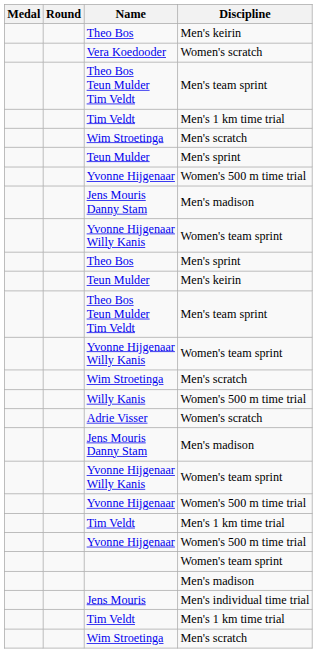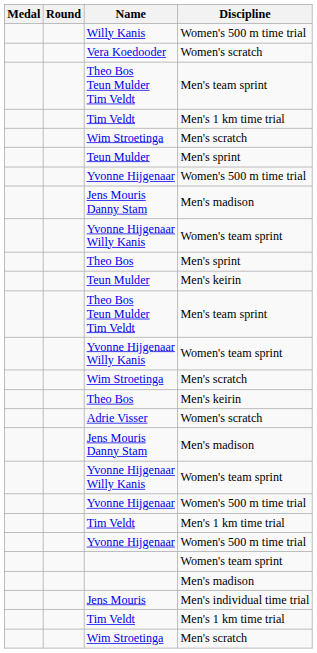rows swapped: (110, 33) <-> (116, 399)
